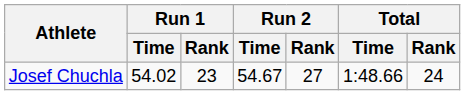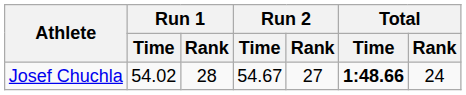(207, 76) 23 -> (207, 76) 28
(373, 76) normal -> (374, 76) bold
